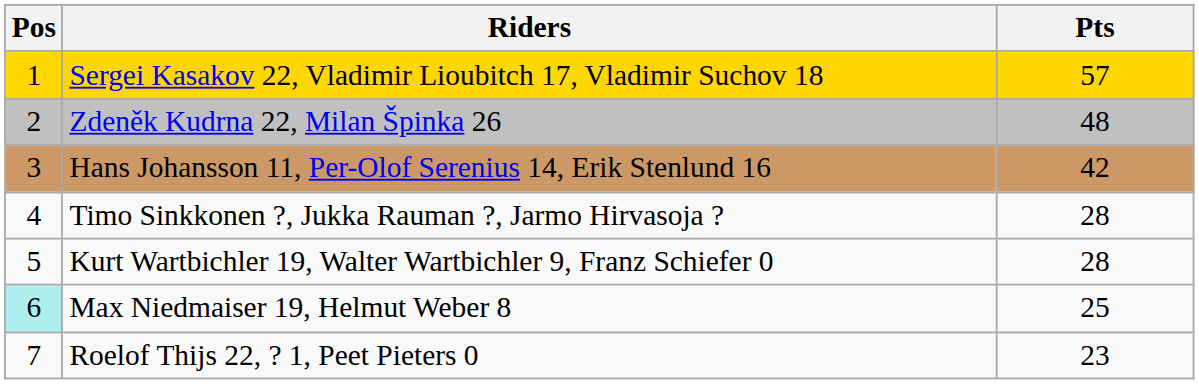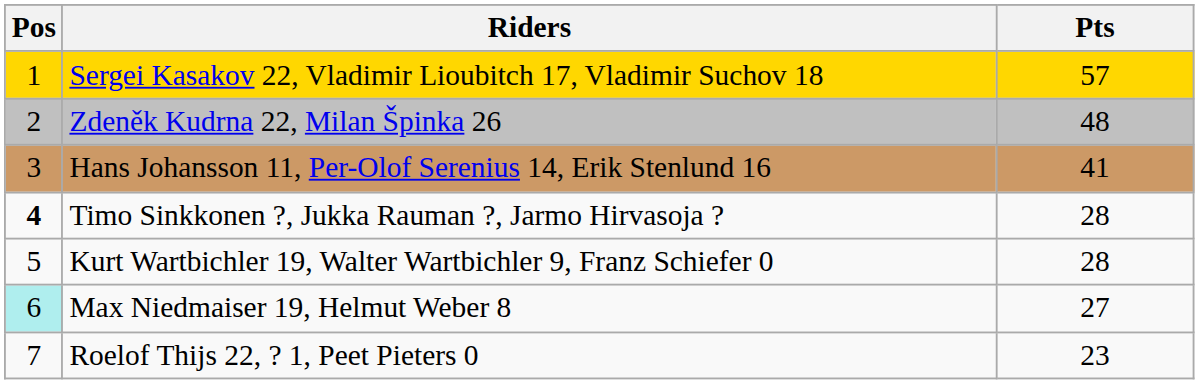(1095, 167) 42 -> (1095, 167) 41
(34, 214) normal -> (34, 214) bold
(1095, 307) 25 -> (1095, 307) 27
